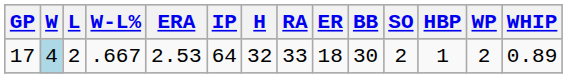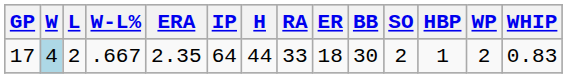(176, 56) 2.53 -> (176, 56) 2.35
(260, 56) 32 -> (260, 56) 44
(532, 56) 0.89 -> (532, 56) 0.83
